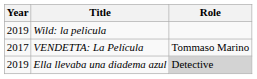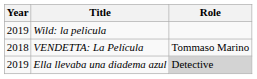(18, 47) 2017 -> (18, 47) 2018
